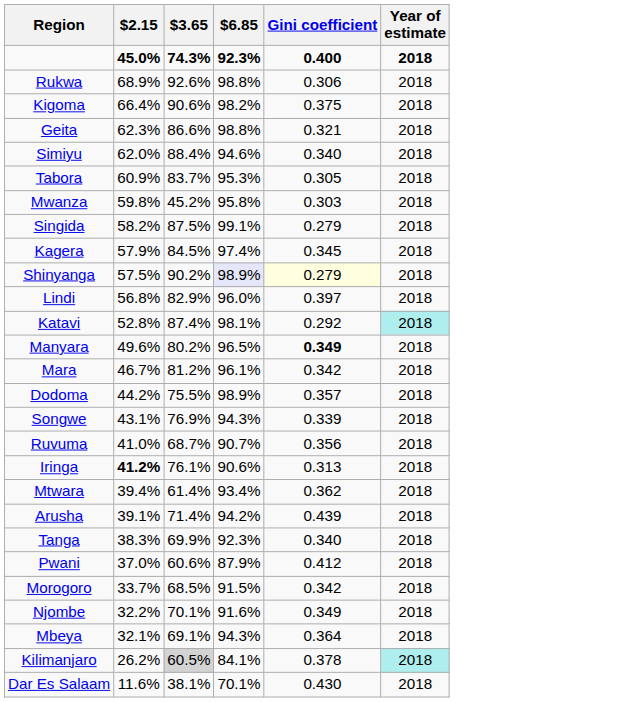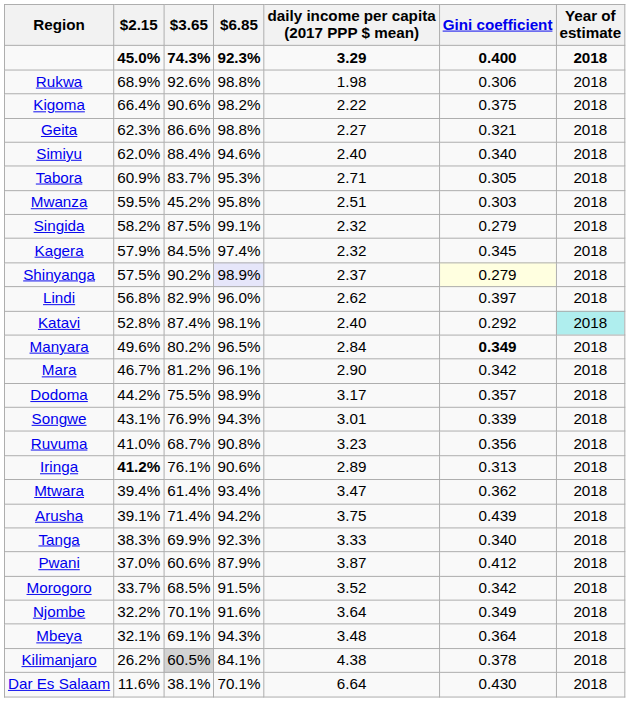+ column: (352, 25)
(139, 202) 59.8% -> (139, 202) 59.5%
(239, 443) 90.7% -> (239, 443) 90.8%
(415, 660) paleturquoise background -> (590, 660) no background
